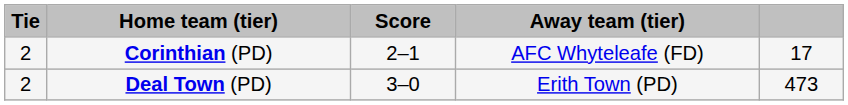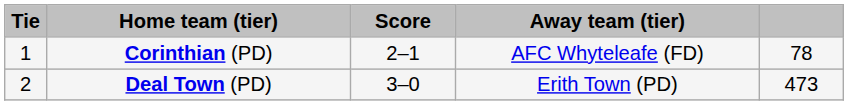(26, 53) 2 -> (26, 53) 1
(801, 53) 17 -> (801, 53) 78
